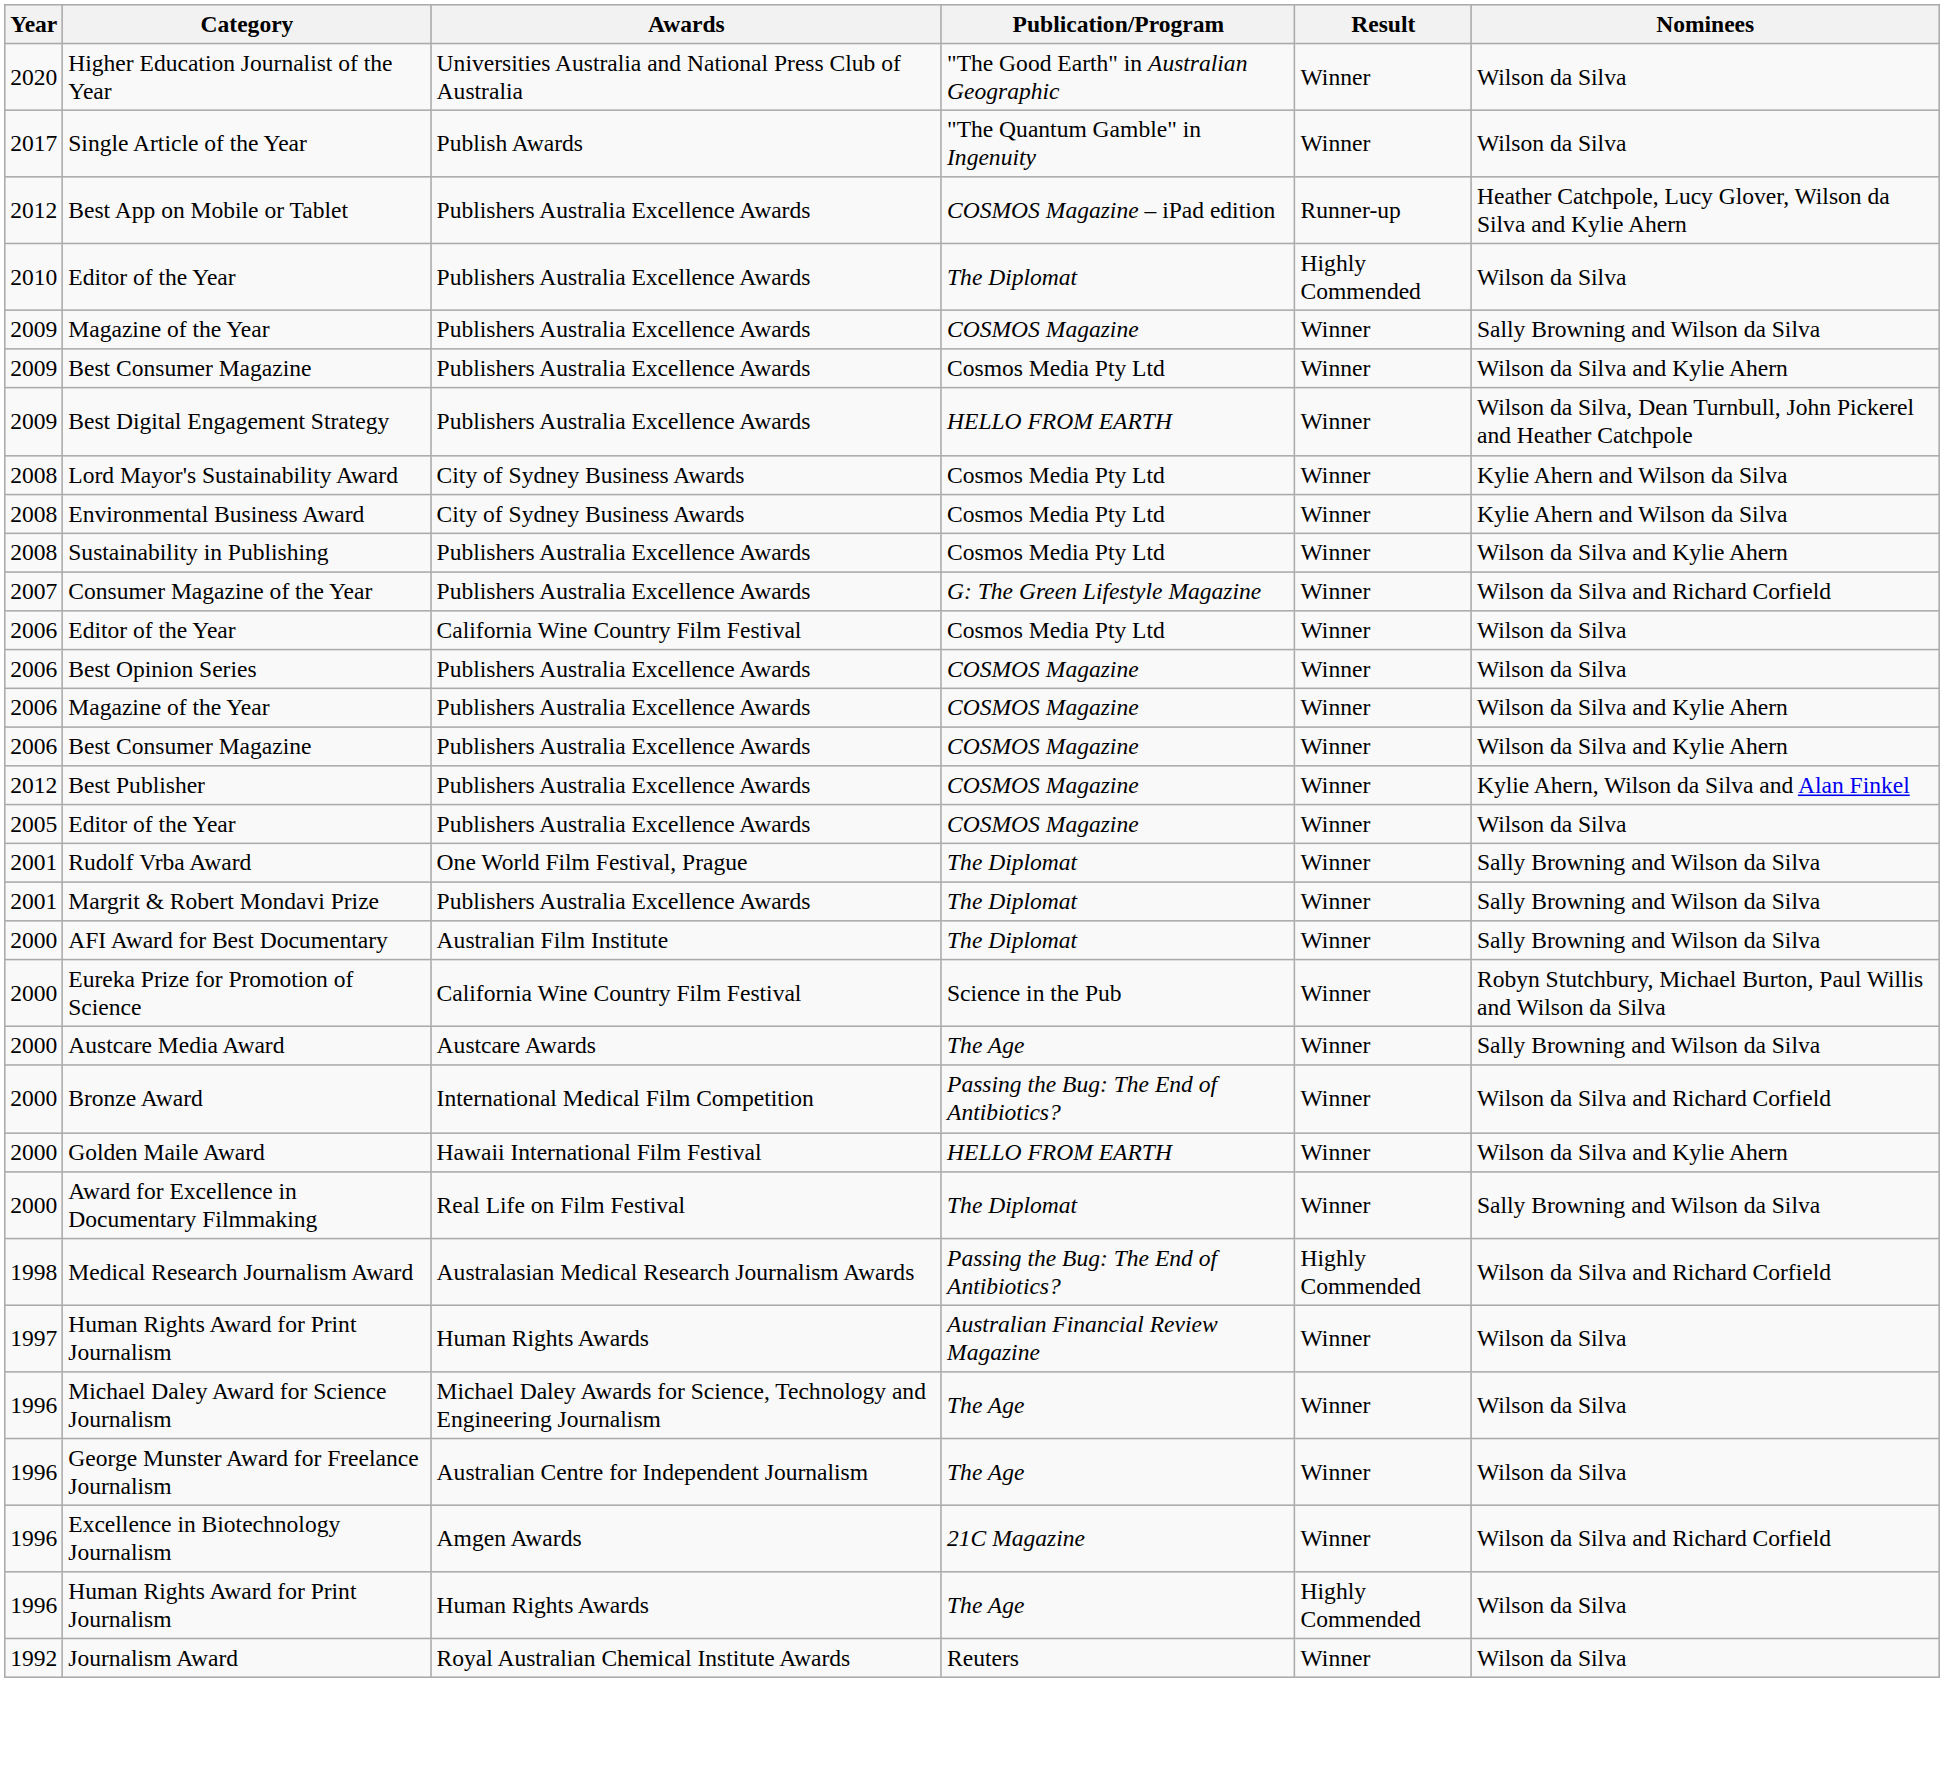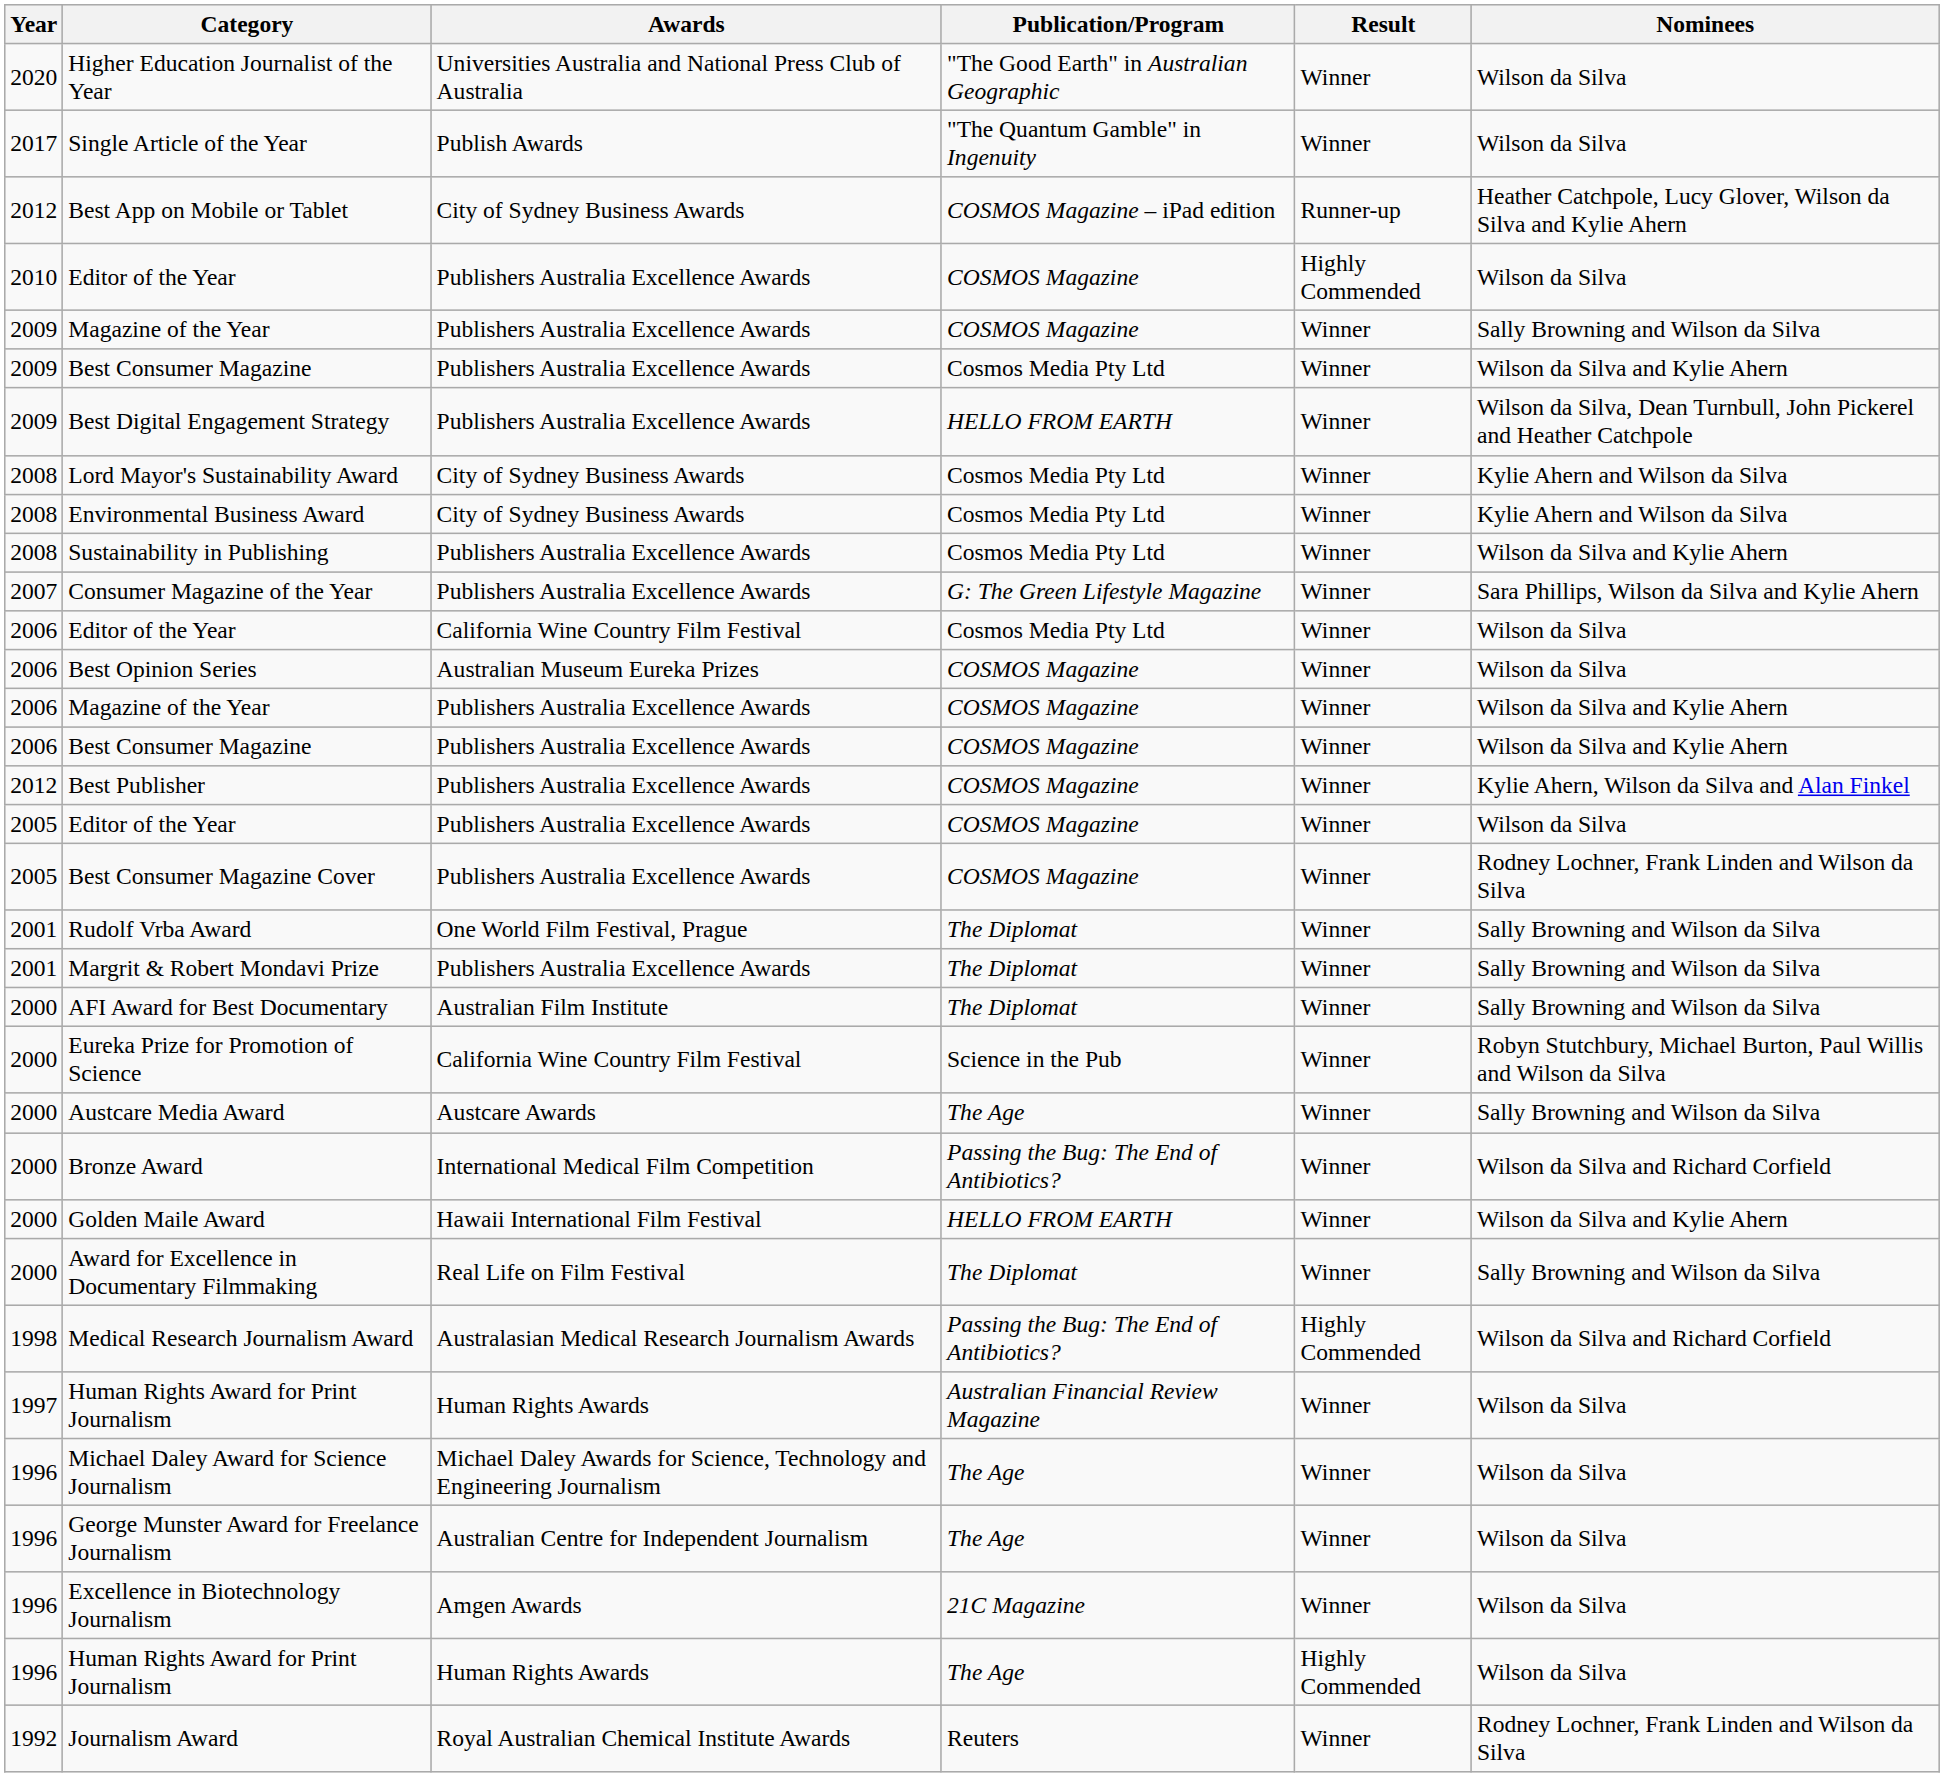(623, 210) Publishers Australia Excellence Awards -> (591, 210) City of Sydney Business Awards
(1012, 277) The Diplomat -> (1043, 277) COSMOS Magazine
(1654, 590) Wilson da Silva and Richard Corfield -> (1698, 590) Sara Phillips, Wilson da Silva and Kylie Ahern
(623, 668) Publishers Australia Excellence Awards -> (598, 668) Australian Museum Eureka Prizes
+ row: (34, 876)
(1654, 1538) Wilson da Silva and Richard Corfield -> (1552, 1605) Wilson da Silva
(1552, 1657) Wilson da Silva -> (1695, 1738) Rodney Lochner, Frank Linden and Wilson da Silva
